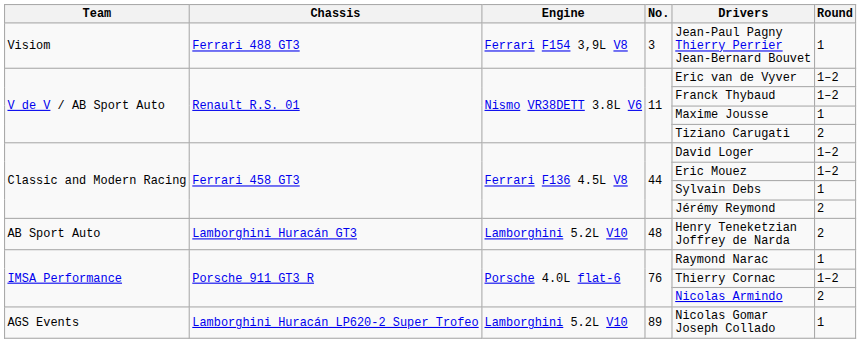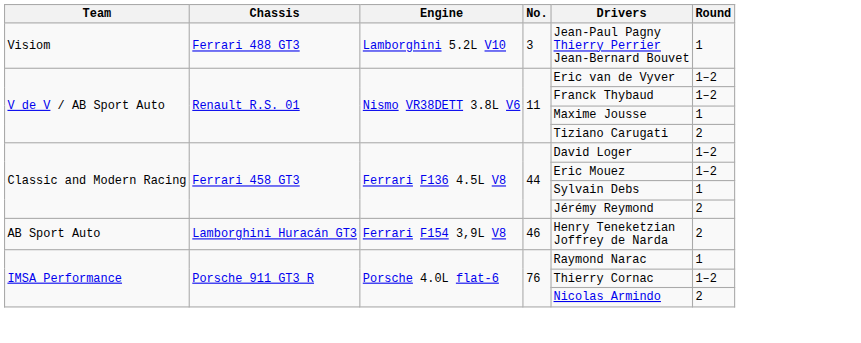(556, 46) Ferrari F154 3,9L V8 -> (434, 46) Lamborghini 5.2L V10
(556, 234) Lamborghini 5.2L V10 -> (434, 234) Ferrari F154 3,9L V8
(655, 234) 48 -> (533, 234) 46
- row: (43, 323)
